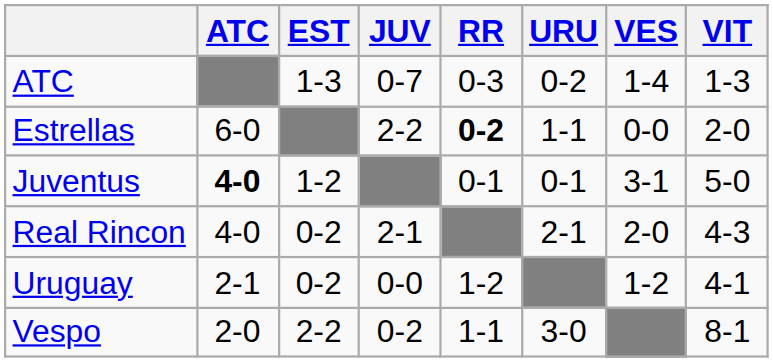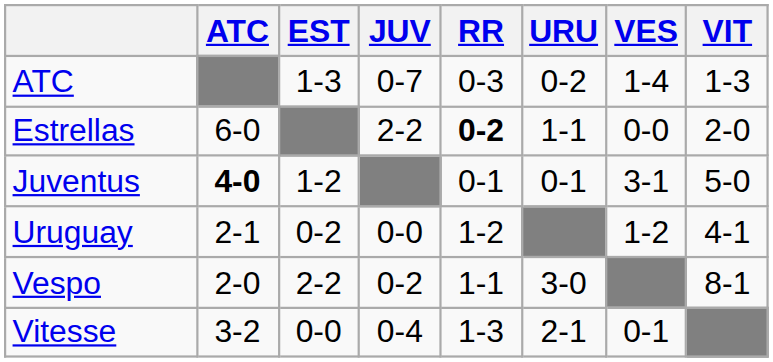- row: (99, 232)
+ row: (64, 332)
